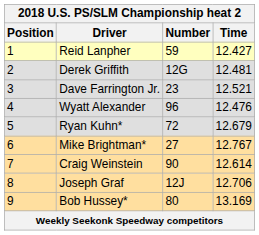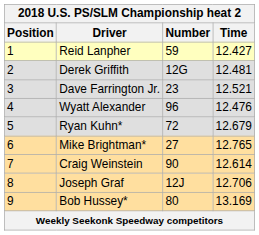(234, 145) 12.767 -> (234, 145) 12.765
